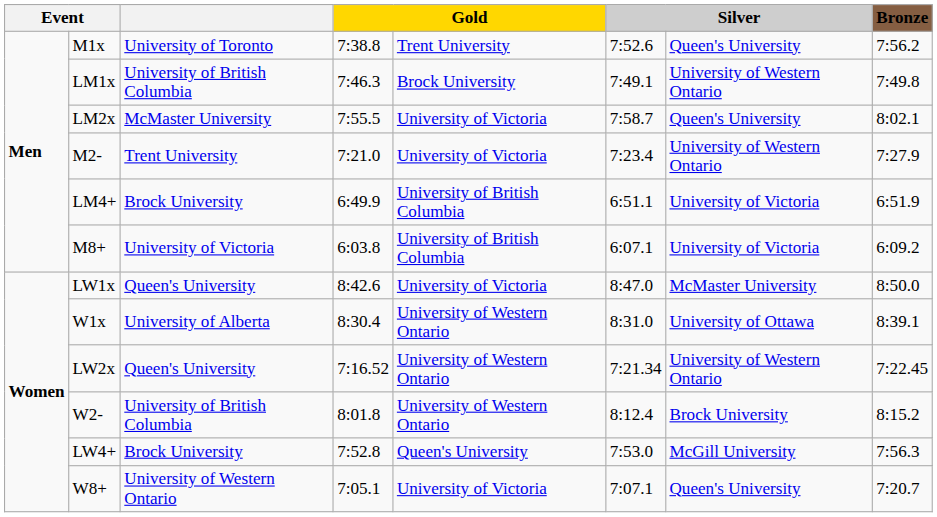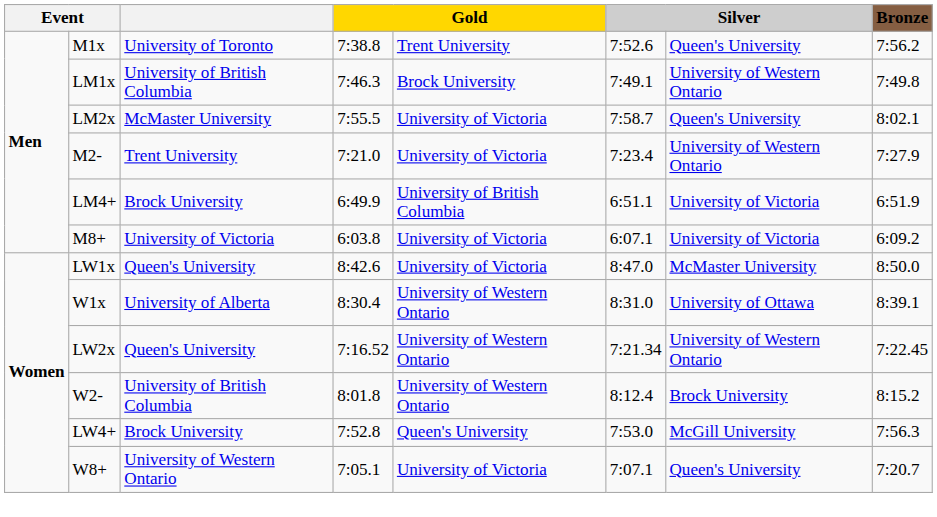(468, 248) University of British Columbia -> (472, 238) University of Victoria
